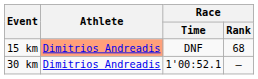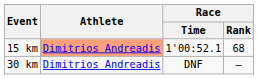(193, 47) DNF -> (193, 47) 1'00:52.1
(193, 65) 1'00:52.1 -> (193, 65) DNF
